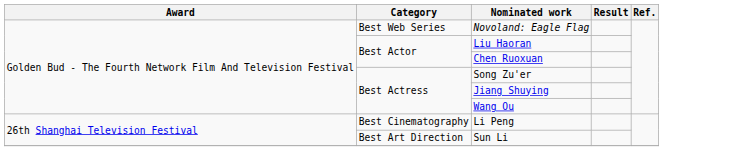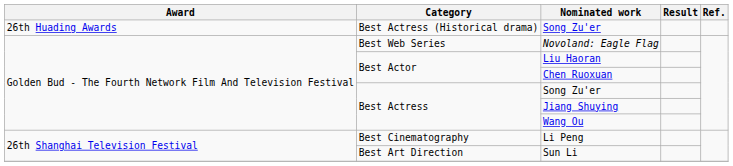+ row: (449, 28)
